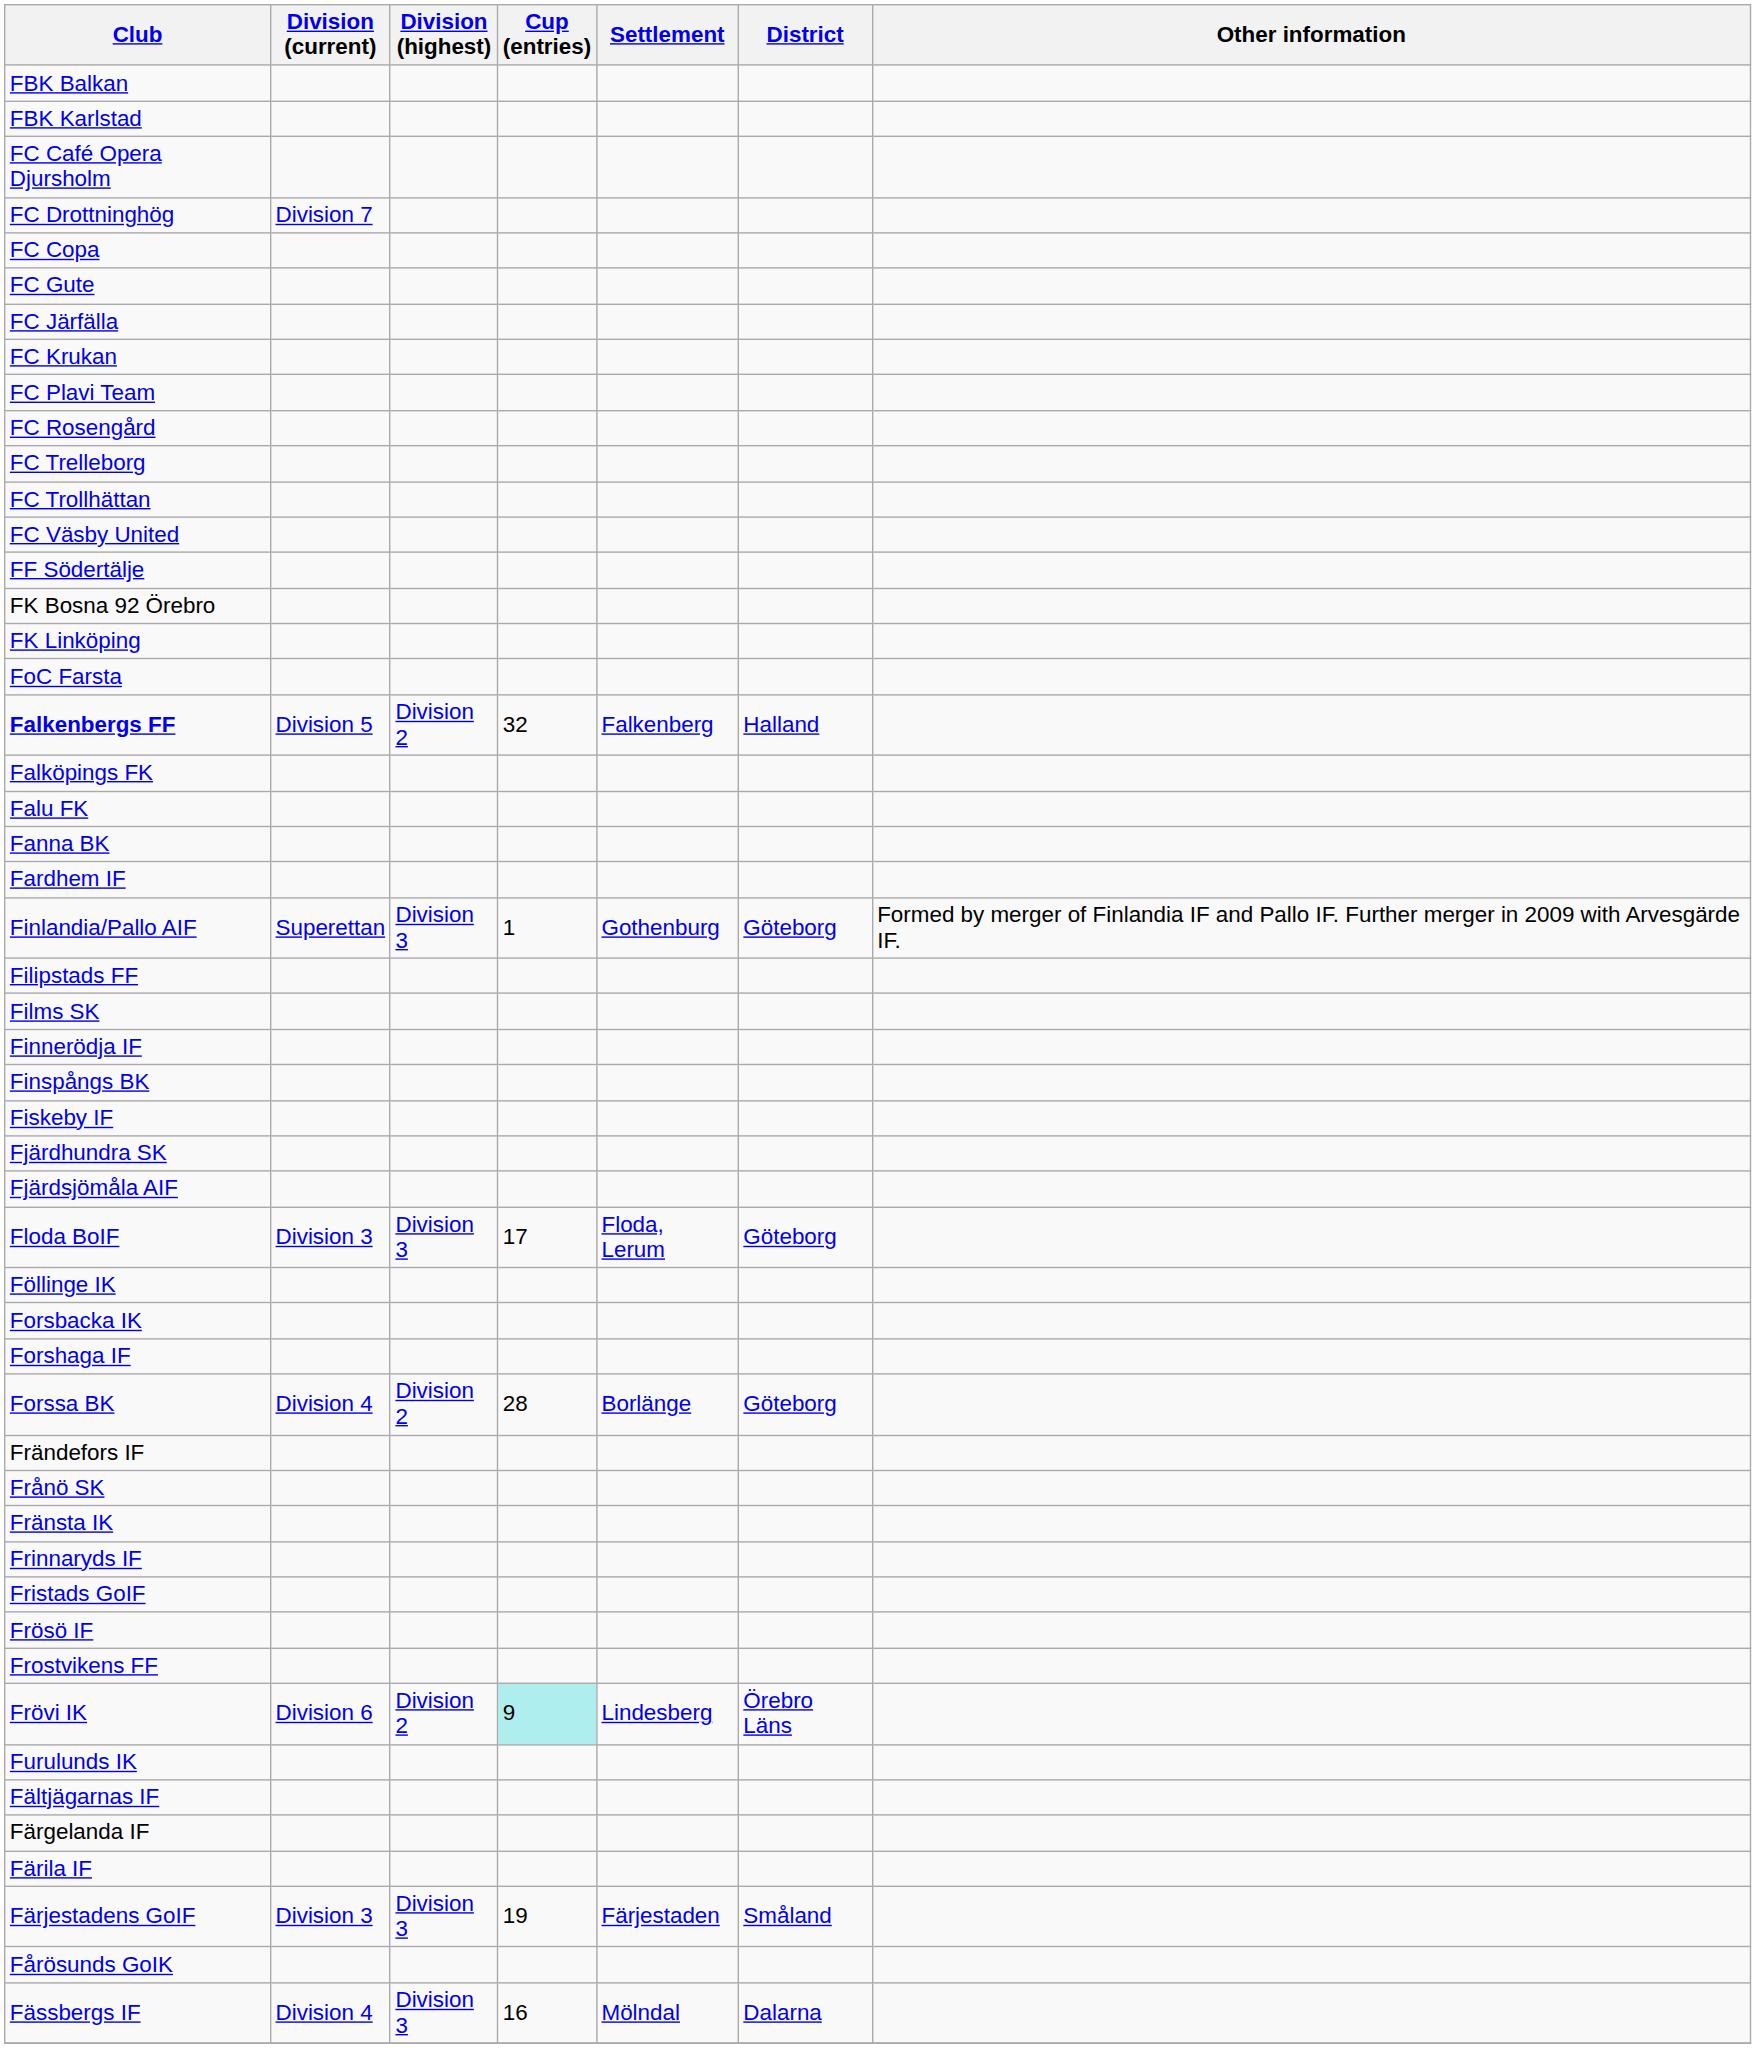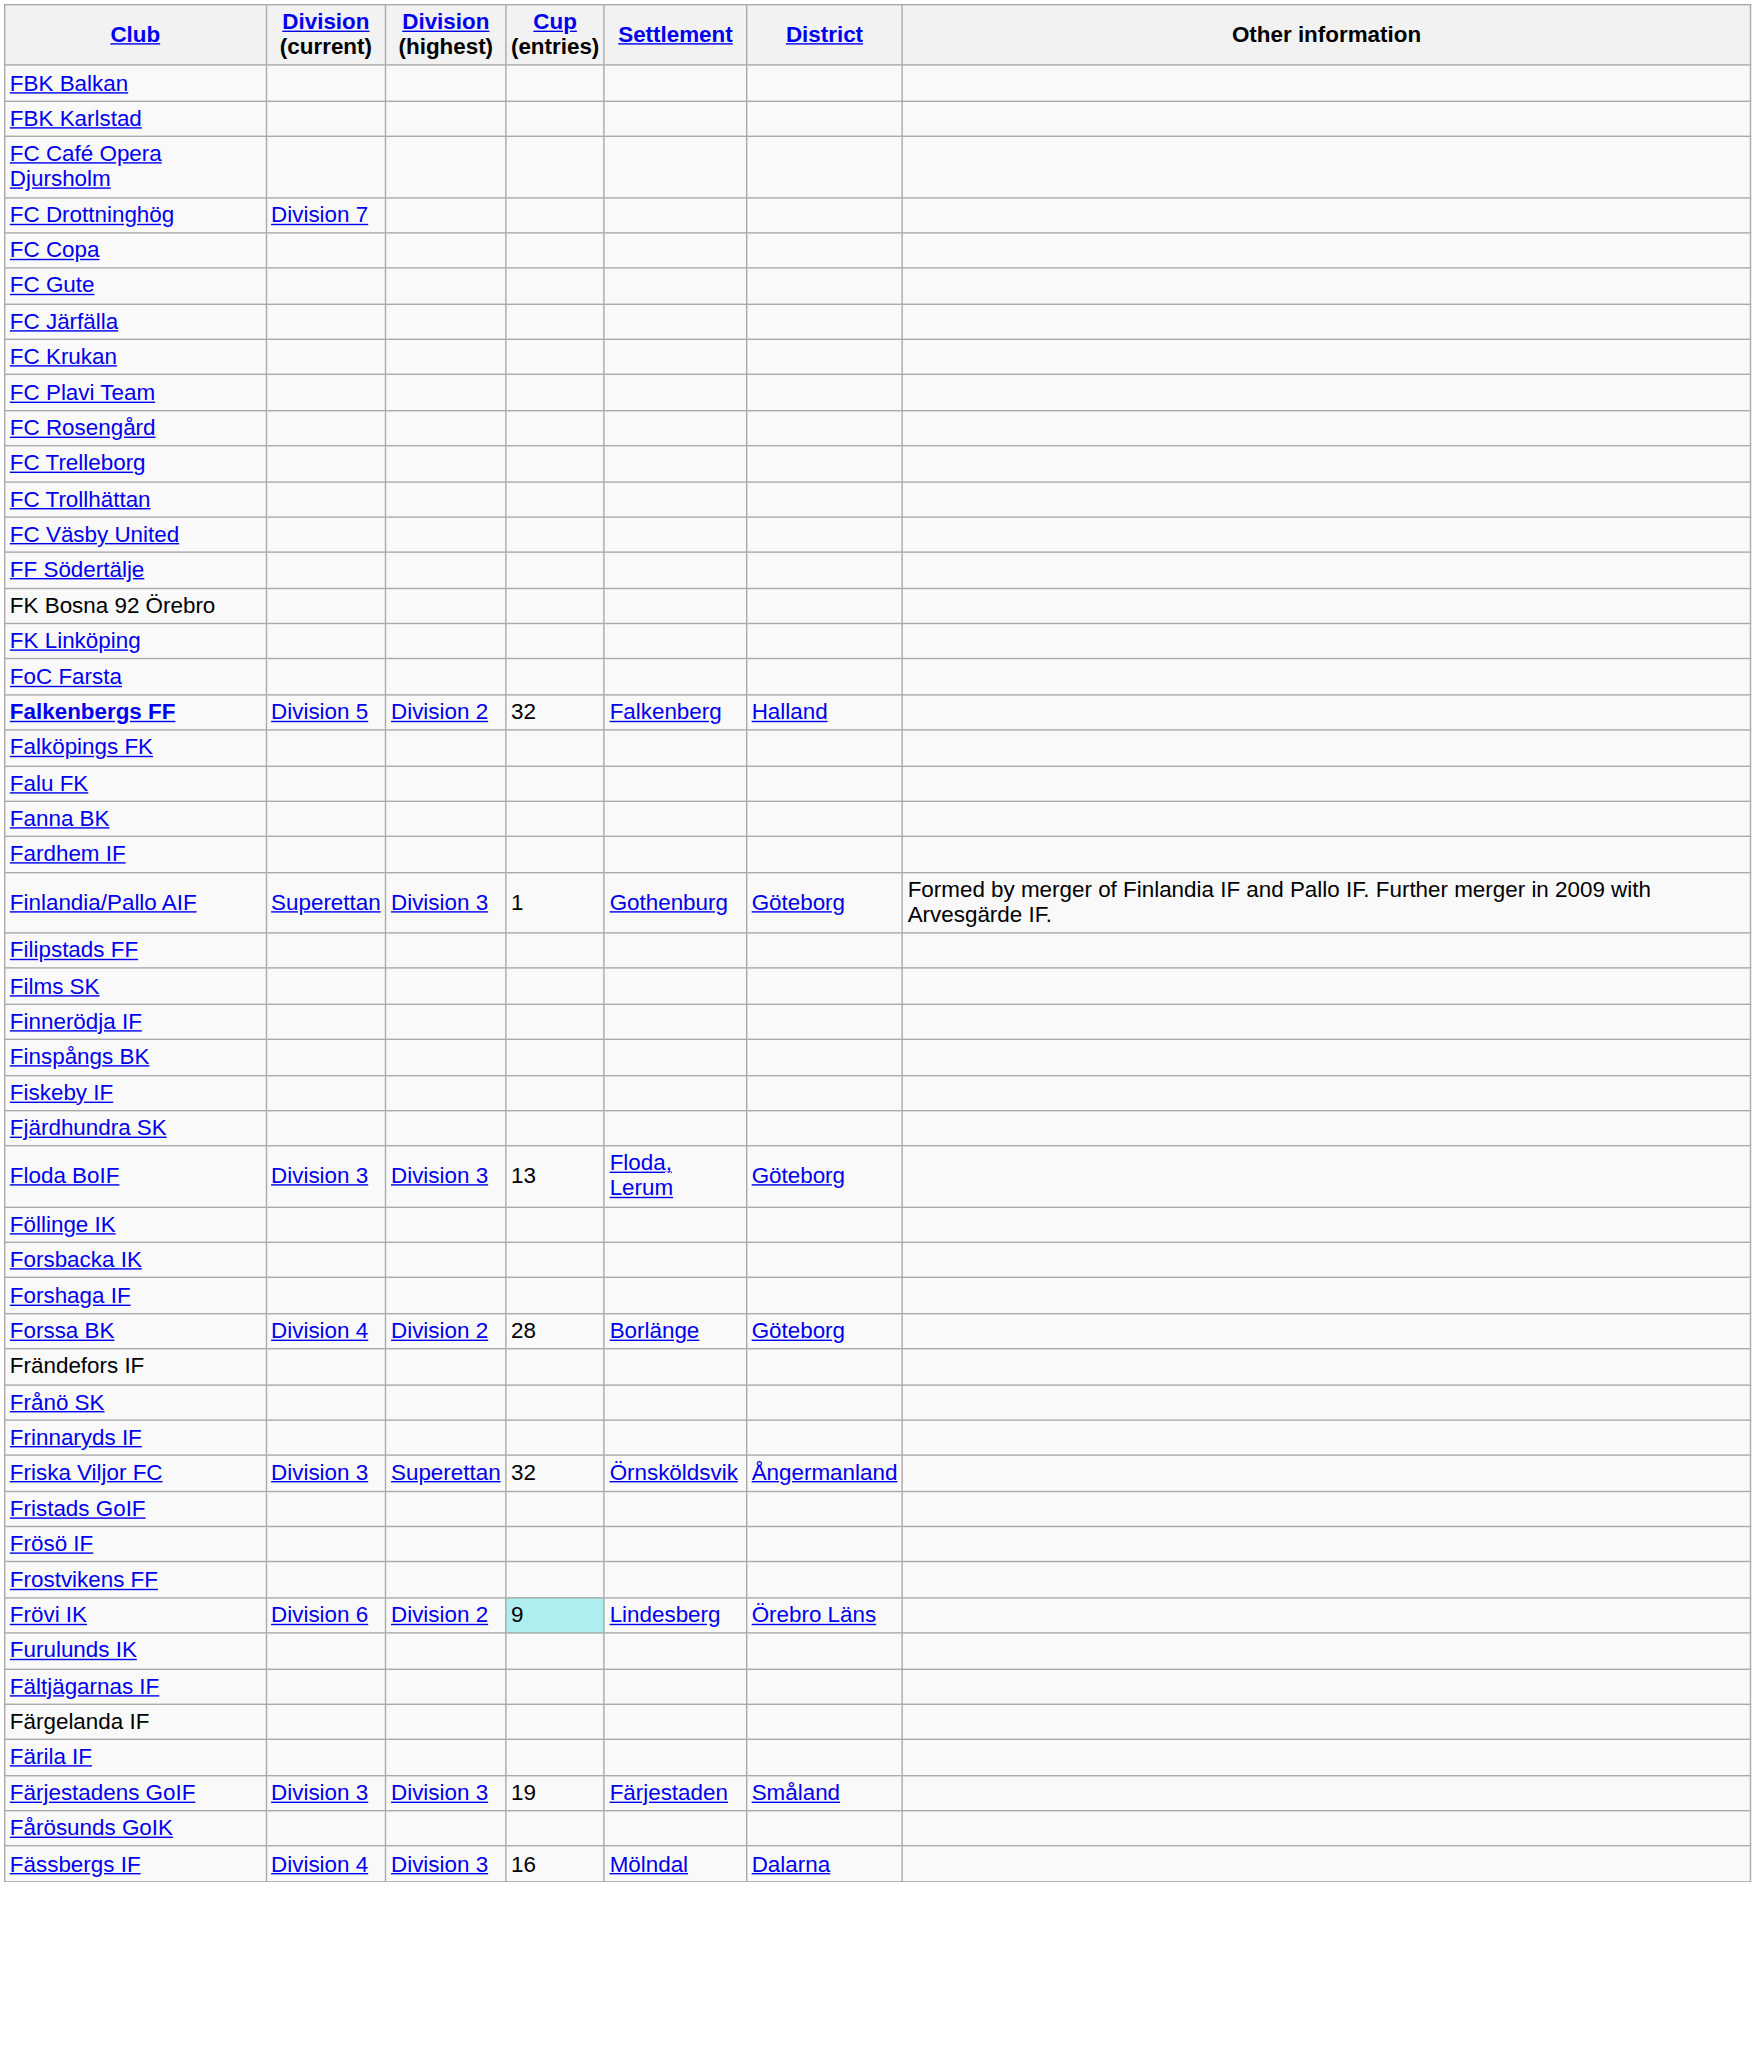- row: (94, 1188)
(515, 1236) 17 -> (523, 1176) 13
- row: (62, 1523)
+ row: (86, 1473)
